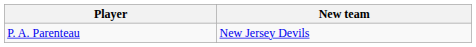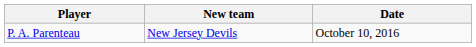+ column: (392, 14)
